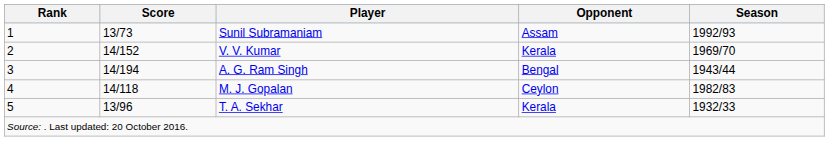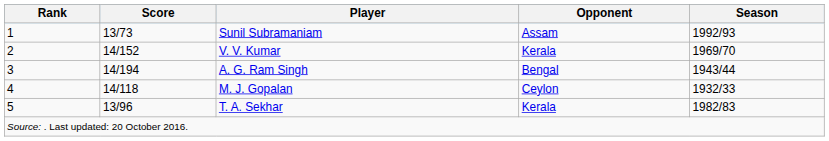(714, 88) 1982/83 -> (714, 88) 1932/33
(714, 107) 1932/33 -> (714, 107) 1982/83
